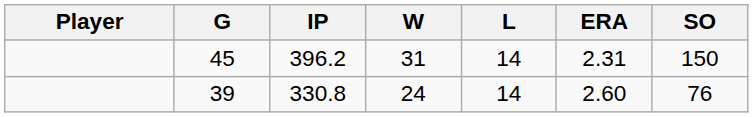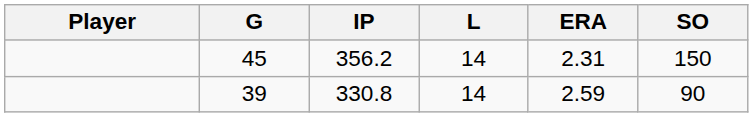- column: (413, 22)
(318, 58) 396.2 -> (364, 58) 356.2
(604, 93) 2.60 -> (583, 93) 2.59
(700, 93) 76 -> (693, 93) 90
